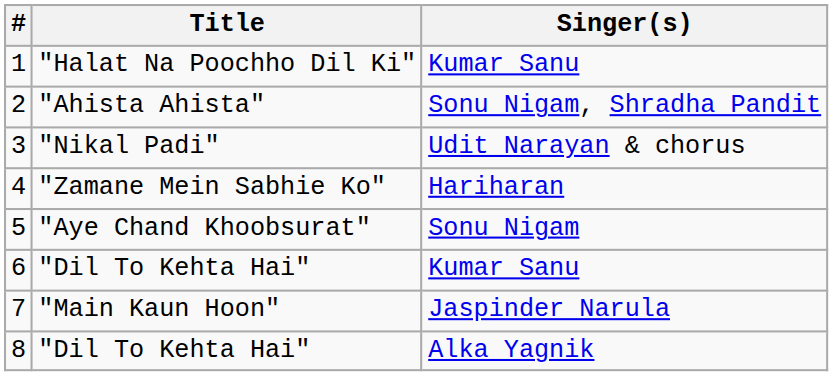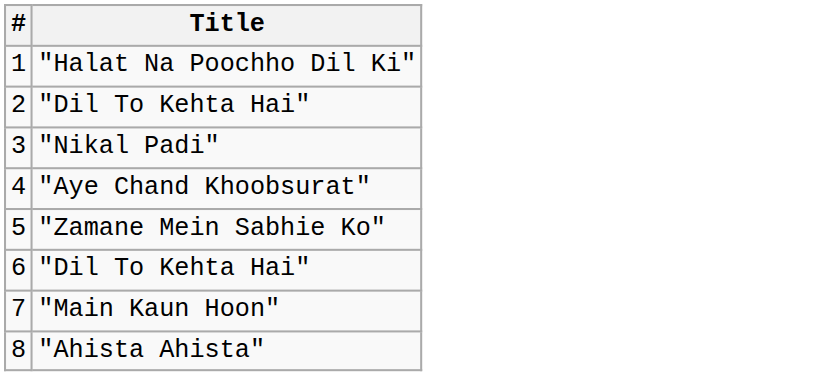- column: (625, 26)
(152, 107) "Ahista Ahista" -> (174, 107) "Dil To Kehta Hai"
(212, 188) "Zamane Mein Sabhie Ko" -> (205, 188) "Aye Chand Khoobsurat"
(205, 229) "Aye Chand Khoobsurat" -> (212, 229) "Zamane Mein Sabhie Ko"
(174, 351) "Dil To Kehta Hai" -> (152, 351) "Ahista Ahista"
